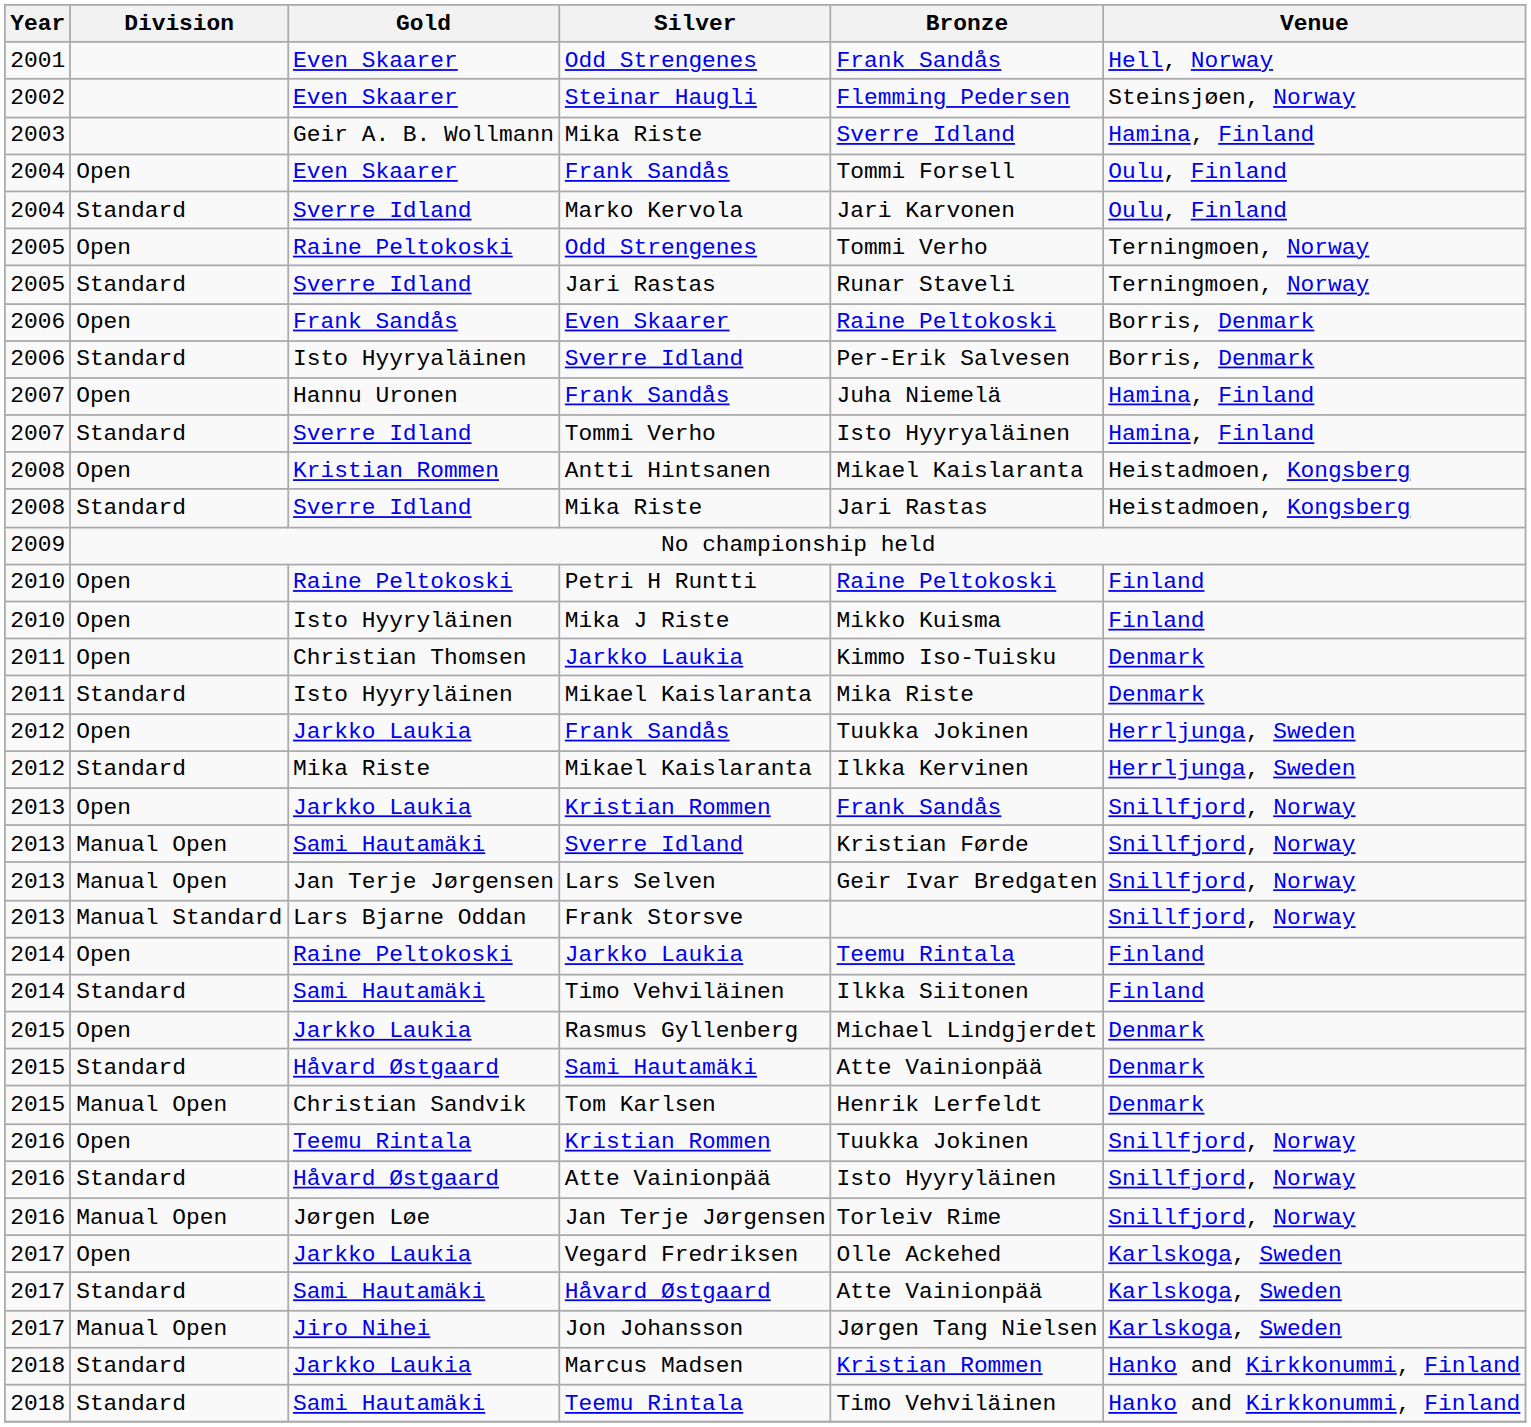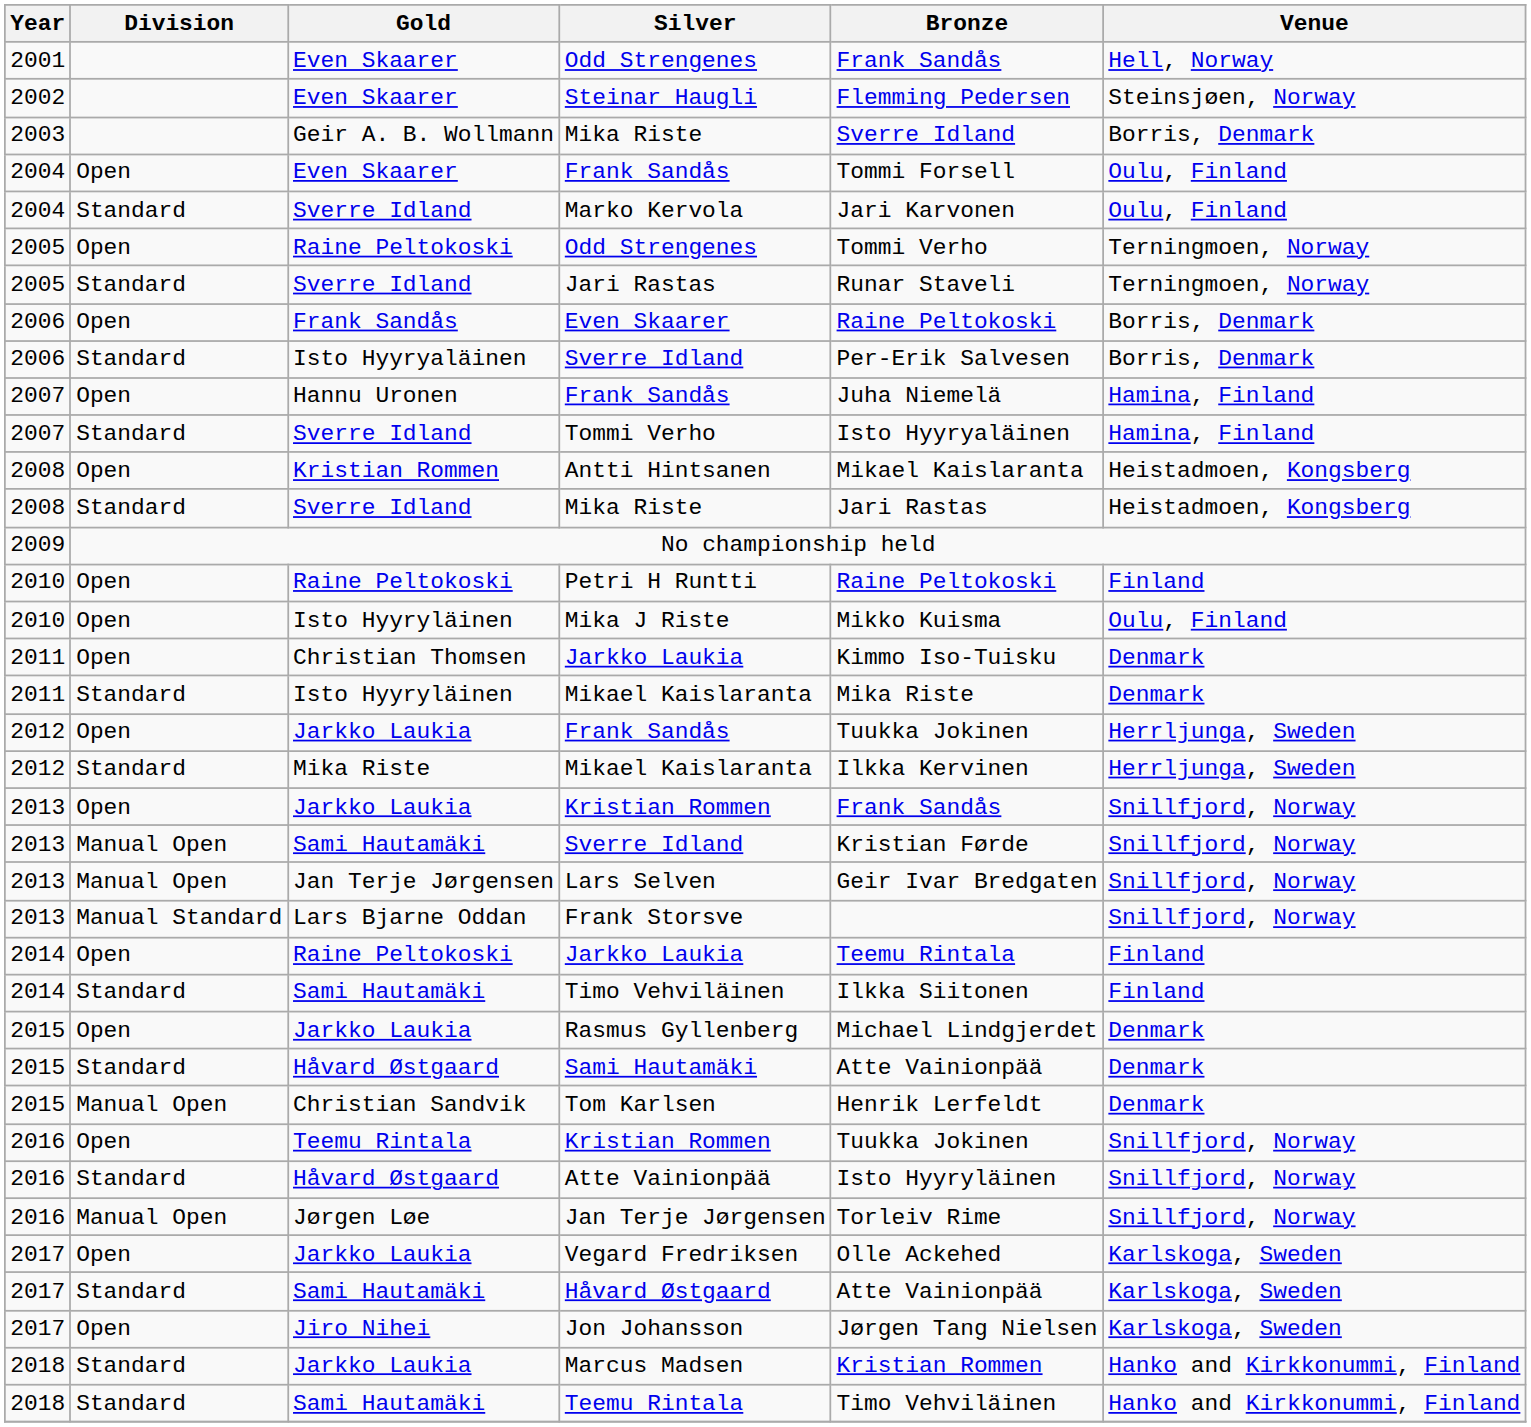(1211, 135) Hamina, Finland -> (1211, 135) Borris, Denmark
(1156, 620) Finland -> (1198, 620) Oulu, Finland
(152, 1329) Manual Open -> (104, 1329) Open
